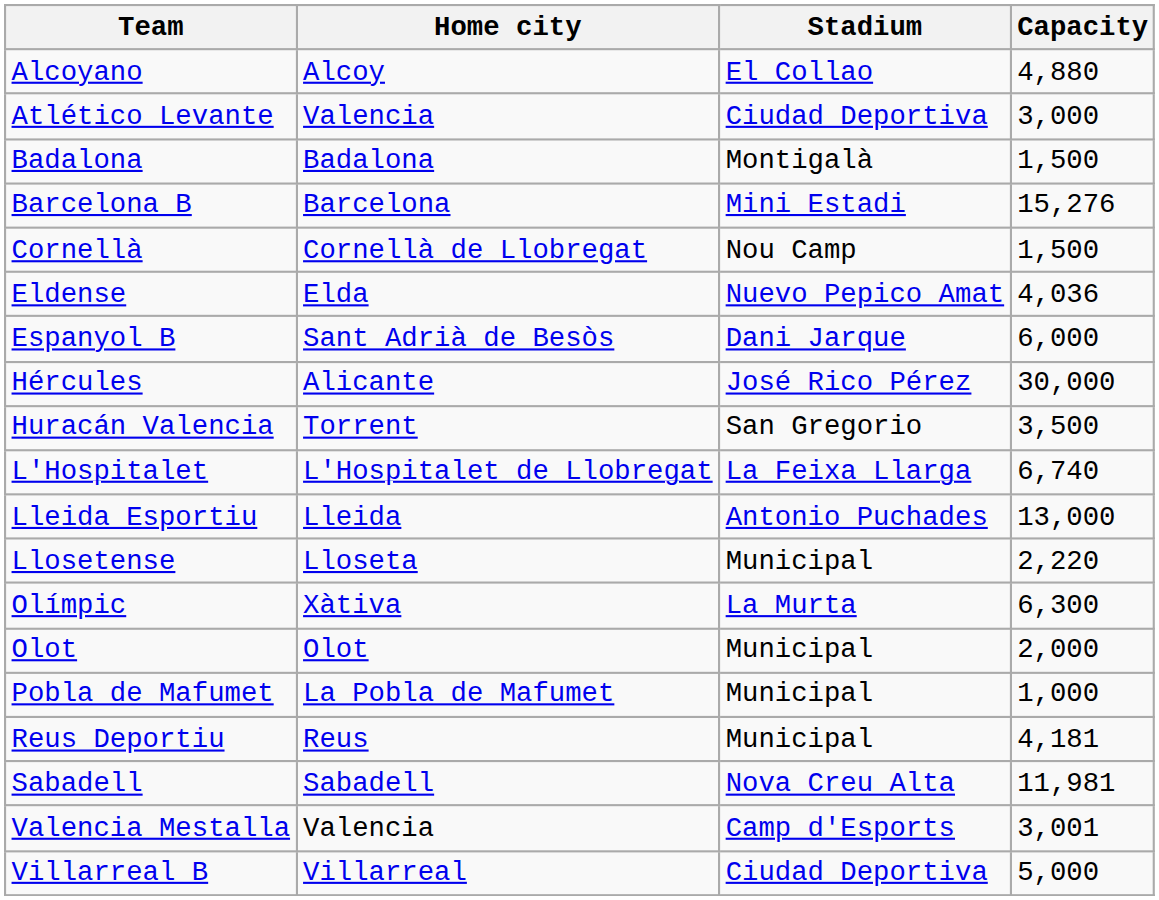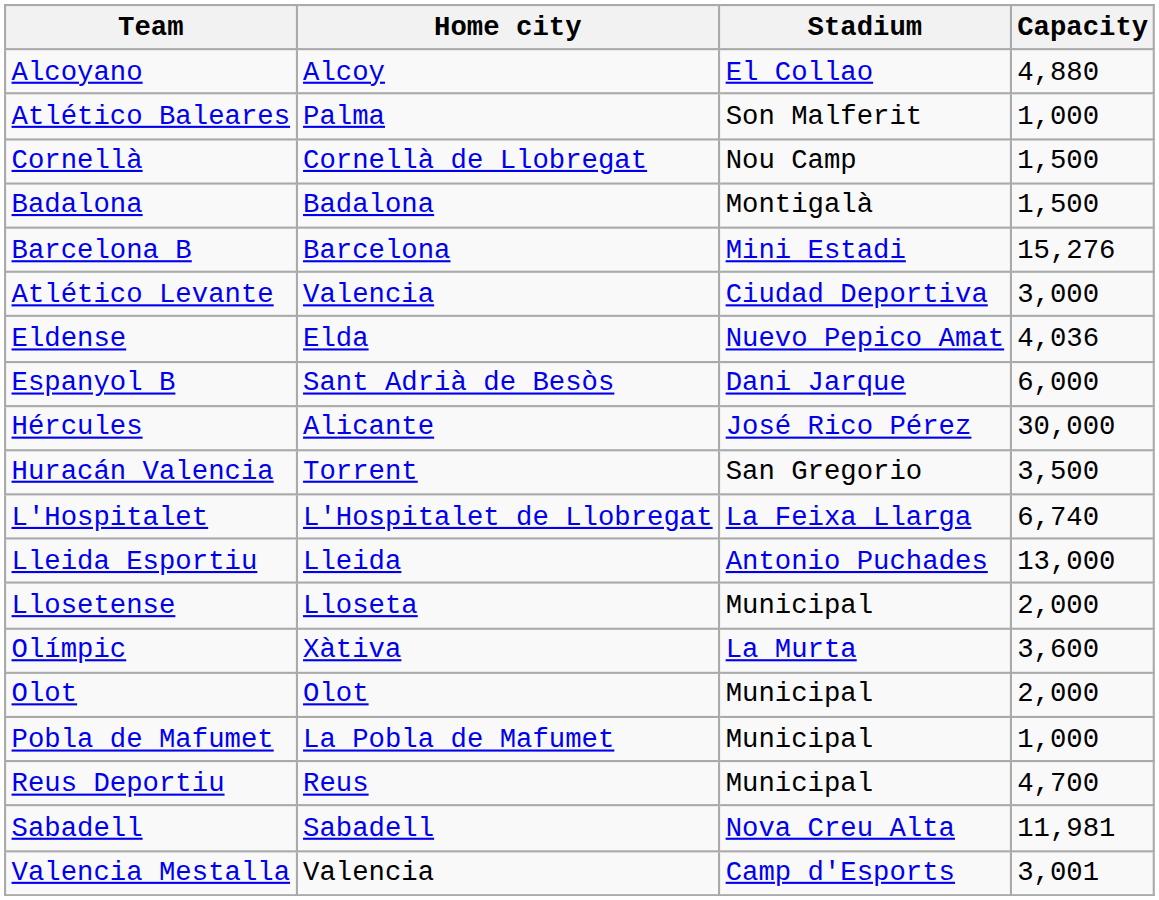+ row: (151, 116)
rows swapped: (143, 116) <-> (77, 250)
(1058, 561) 2,220 -> (1058, 606) 2,000
(1058, 606) 6,300 -> (1058, 650) 3,600
(1058, 739) 4,181 -> (1058, 784) 4,700
- row: (110, 873)
